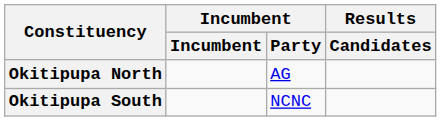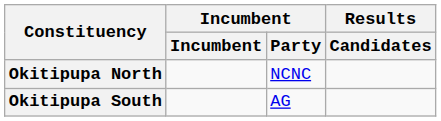(280, 74) AG -> (291, 74) NCNC
(291, 102) NCNC -> (280, 102) AG
